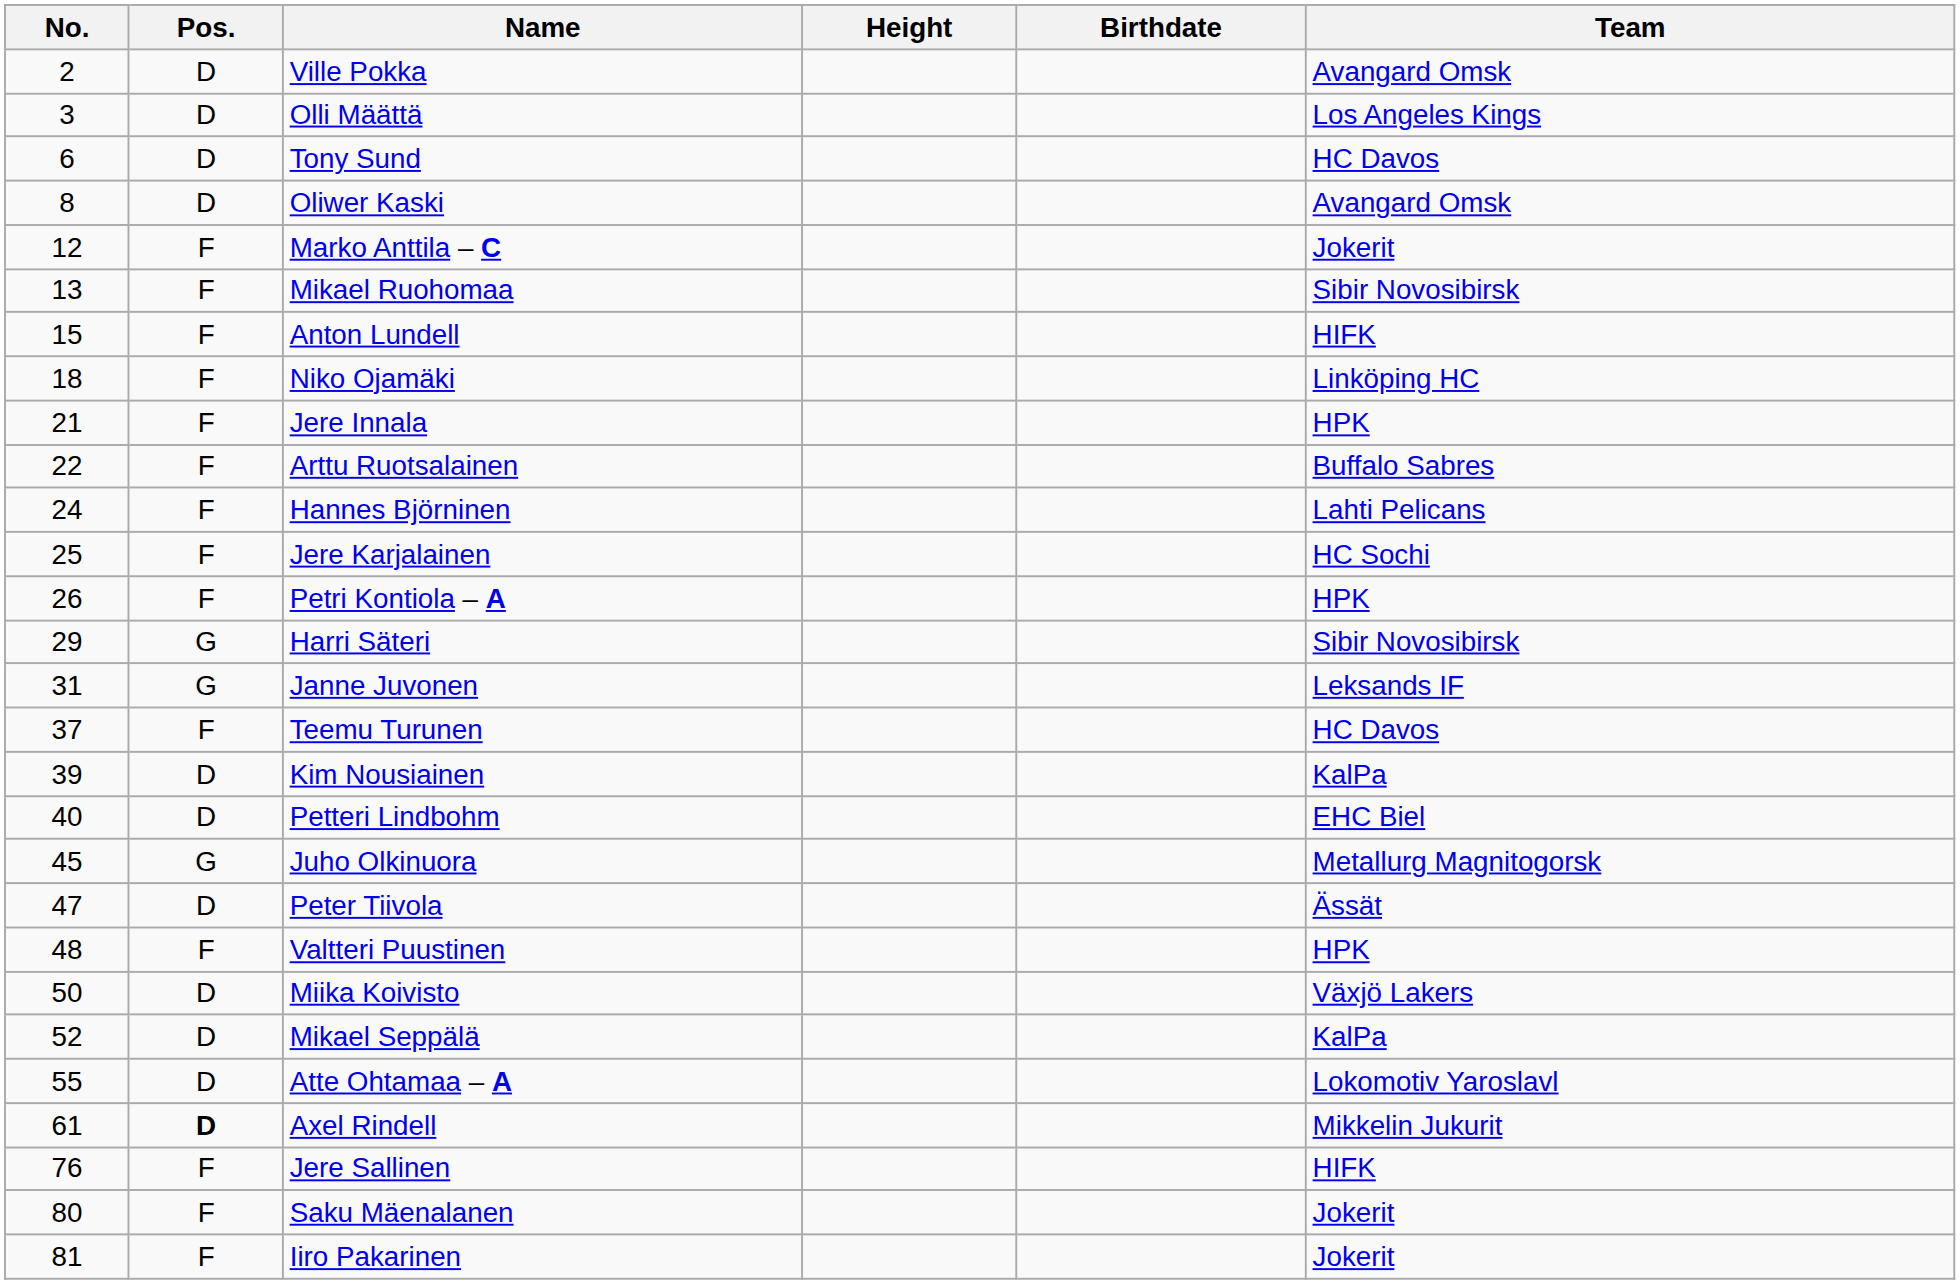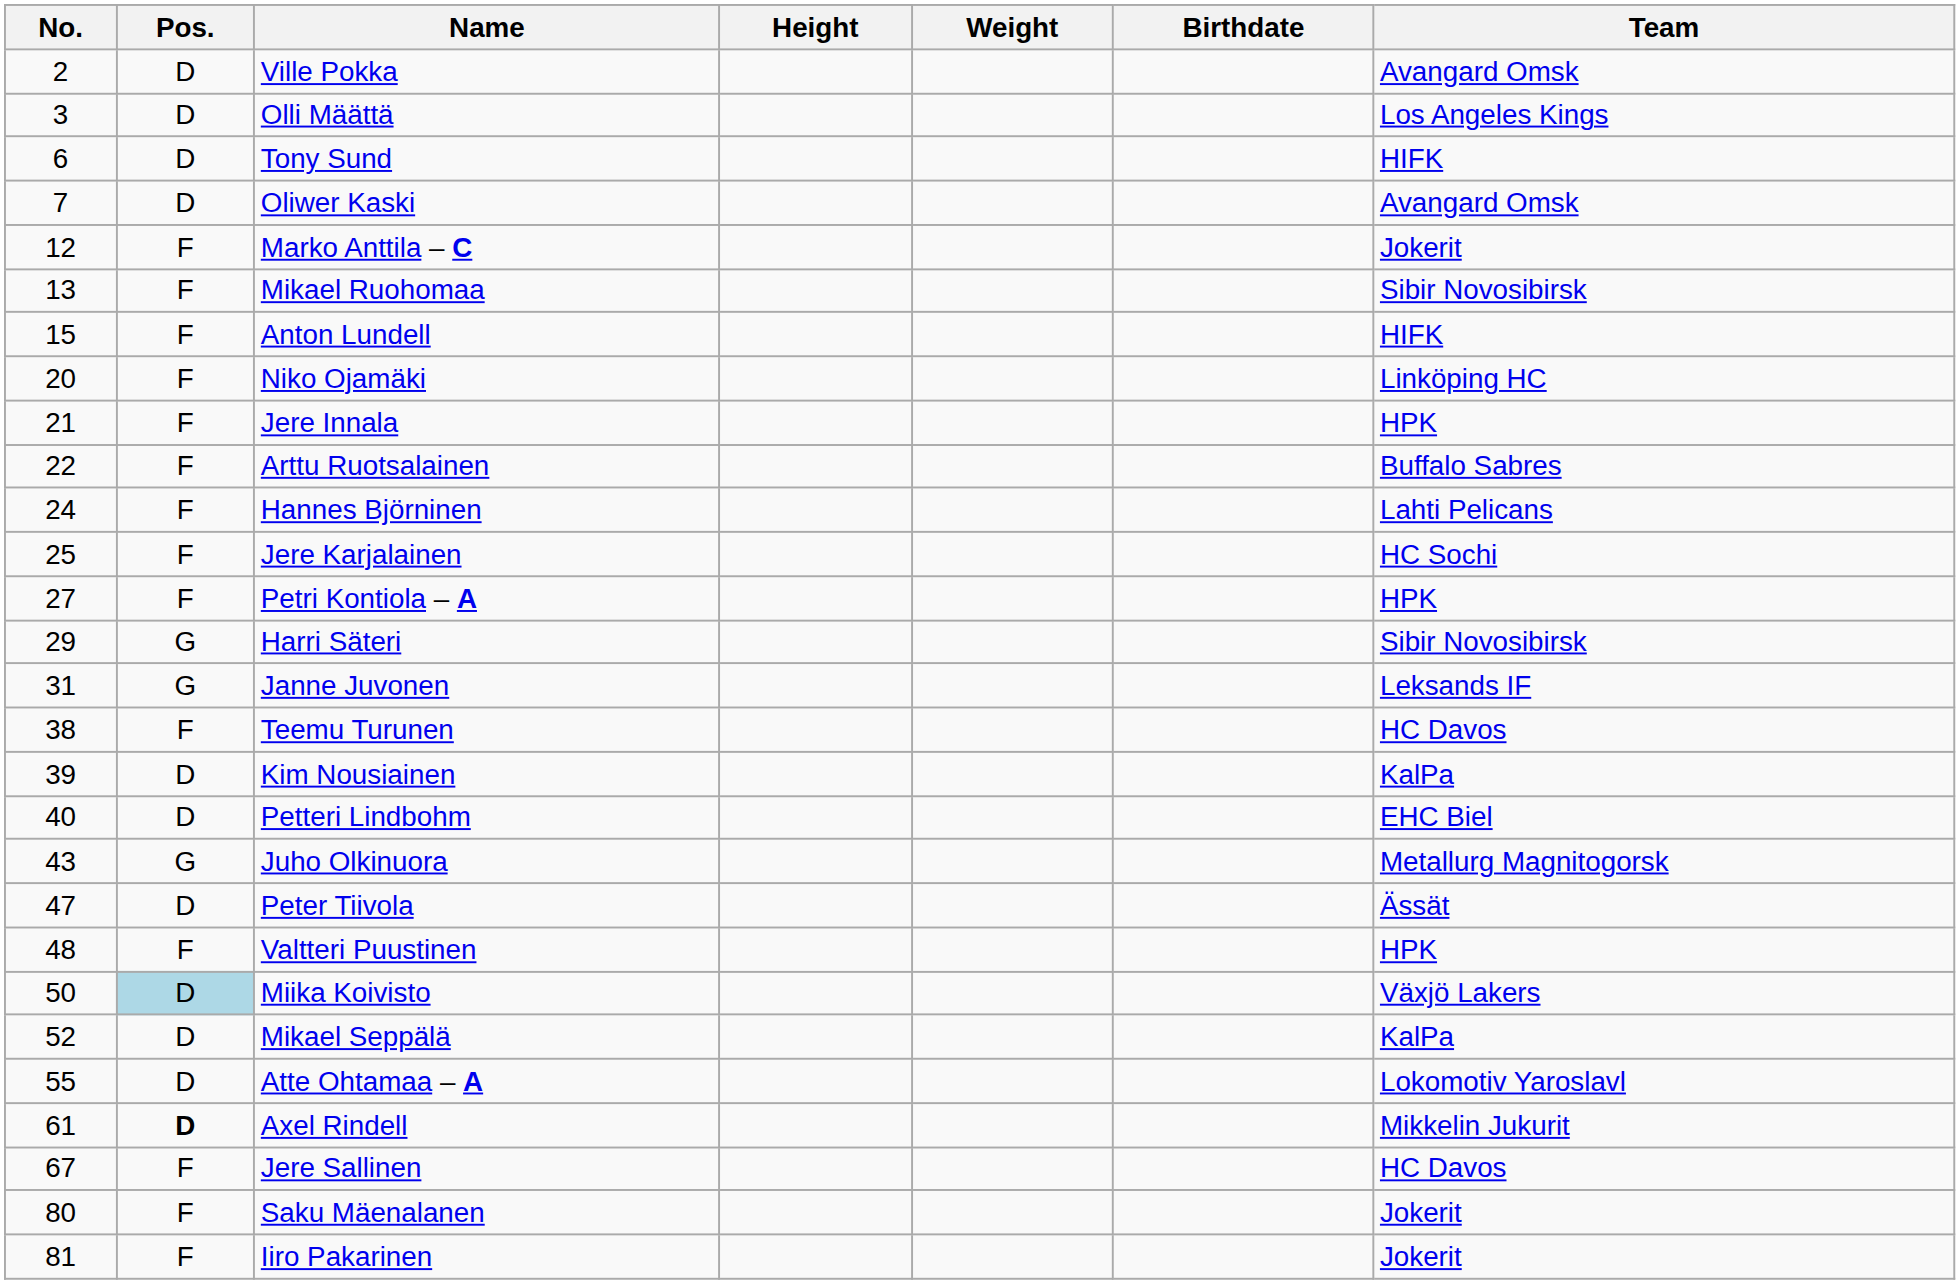+ column: (1012, 27)
(1376, 159) HC Davos -> (1412, 159) HIFK
(67, 203) 8 -> (61, 203) 7
(67, 379) 18 -> (61, 379) 20
(67, 598) 26 -> (61, 598) 27
(67, 730) 37 -> (61, 730) 38
(67, 862) 45 -> (61, 862) 43
(206, 993) no background -> (185, 993) lightblue background
(67, 1169) 76 -> (61, 1169) 67
(1344, 1169) HIFK -> (1443, 1169) HC Davos
